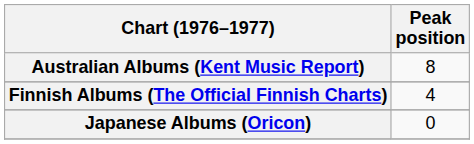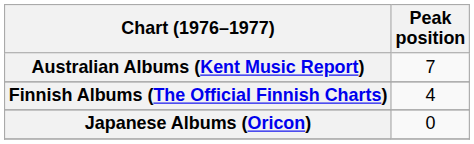(430, 67) 8 -> (430, 67) 7
